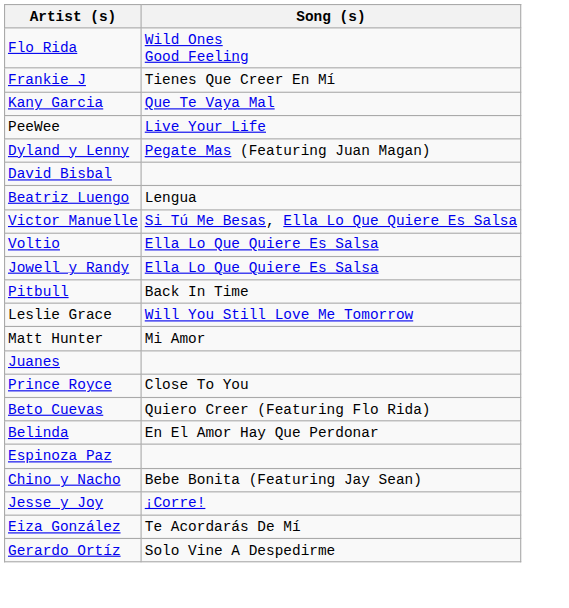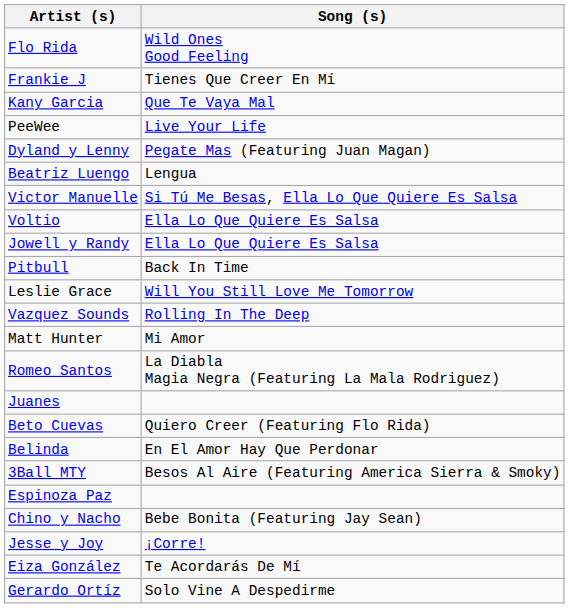- row: (60, 174)
+ row: (69, 315)
+ row: (60, 371)
- row: (60, 386)
+ row: (47, 473)
